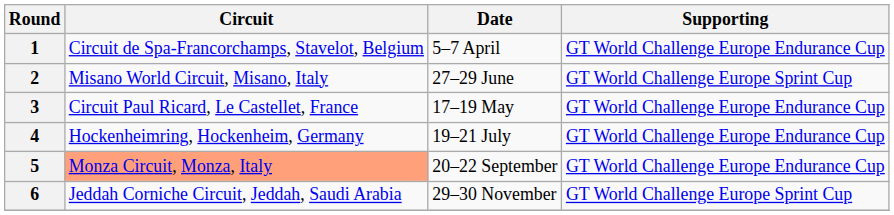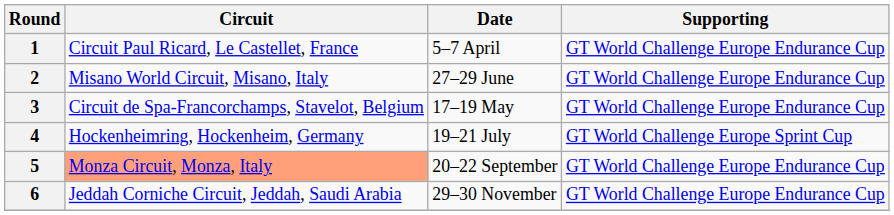(246, 48) Circuit de Spa-Francorchamps, Stavelot, Belgium -> (213, 48) Circuit Paul Ricard, Le Castellet, France
(709, 77) GT World Challenge Europe Sprint Cup -> (725, 77) GT World Challenge Europe Endurance Cup
(213, 106) Circuit Paul Ricard, Le Castellet, France -> (246, 106) Circuit de Spa-Francorchamps, Stavelot, Belgium
(725, 136) GT World Challenge Europe Endurance Cup -> (709, 136) GT World Challenge Europe Sprint Cup
(709, 195) GT World Challenge Europe Sprint Cup -> (725, 195) GT World Challenge Europe Endurance Cup
